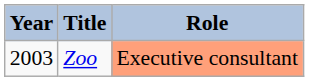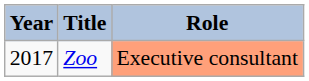(31, 58) 2003 -> (31, 58) 2017
